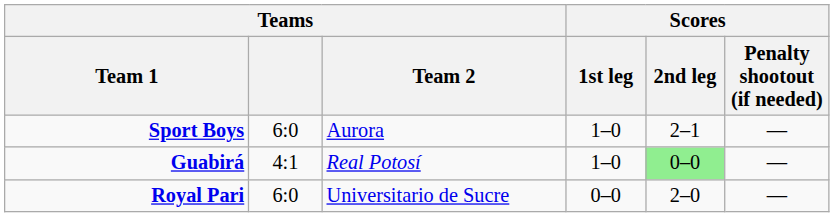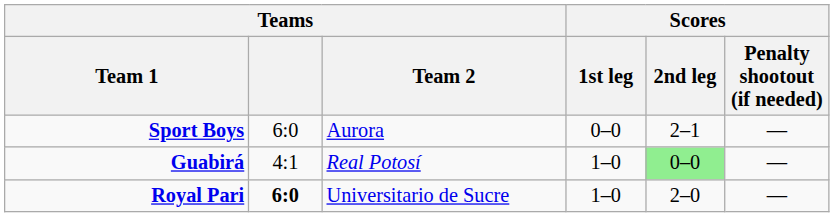(606, 130) 1–0 -> (606, 130) 0–0
(285, 195) normal -> (285, 195) bold
(606, 195) 0–0 -> (606, 195) 1–0
